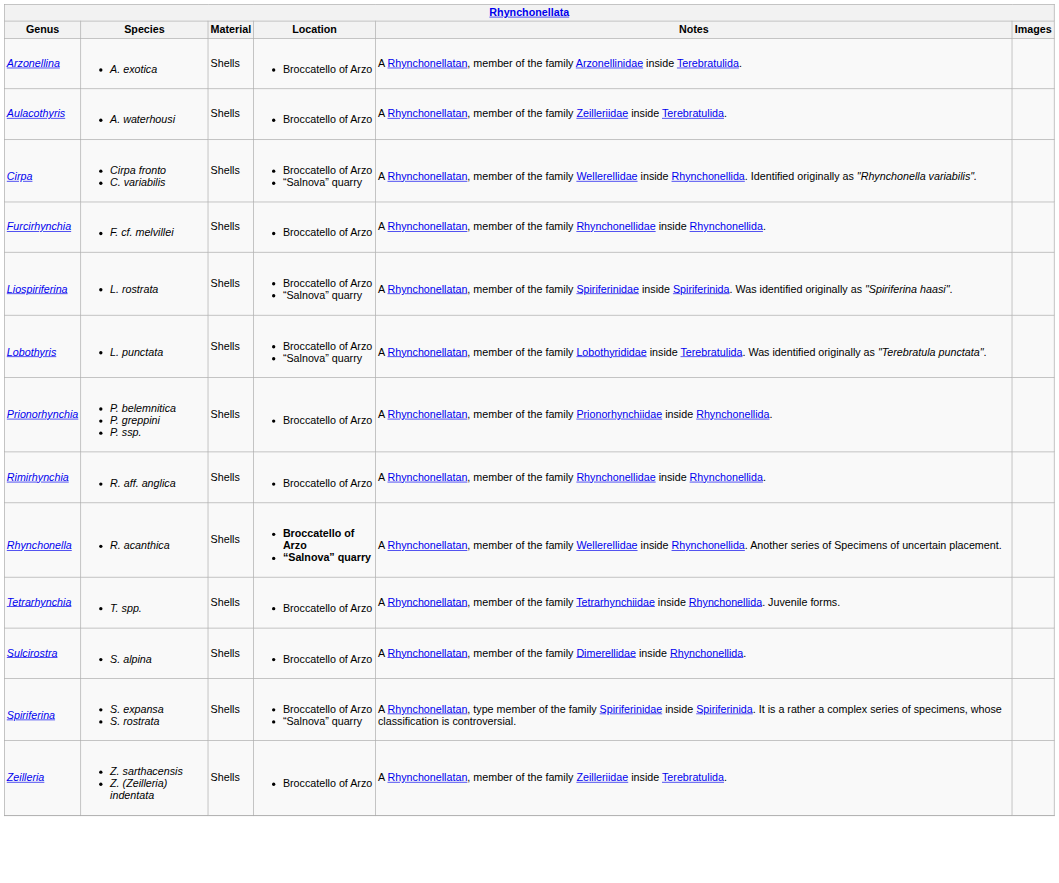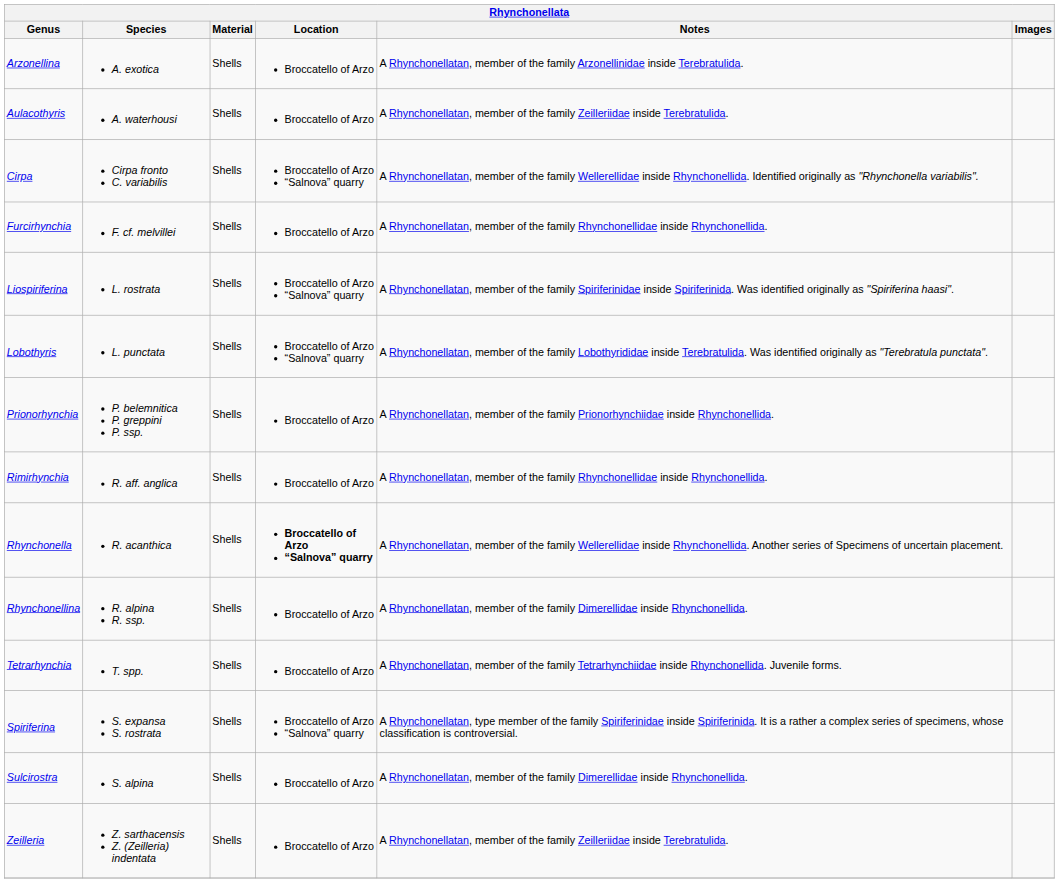+ row: (43, 608)
rows swapped: (31, 715) <-> (32, 653)
